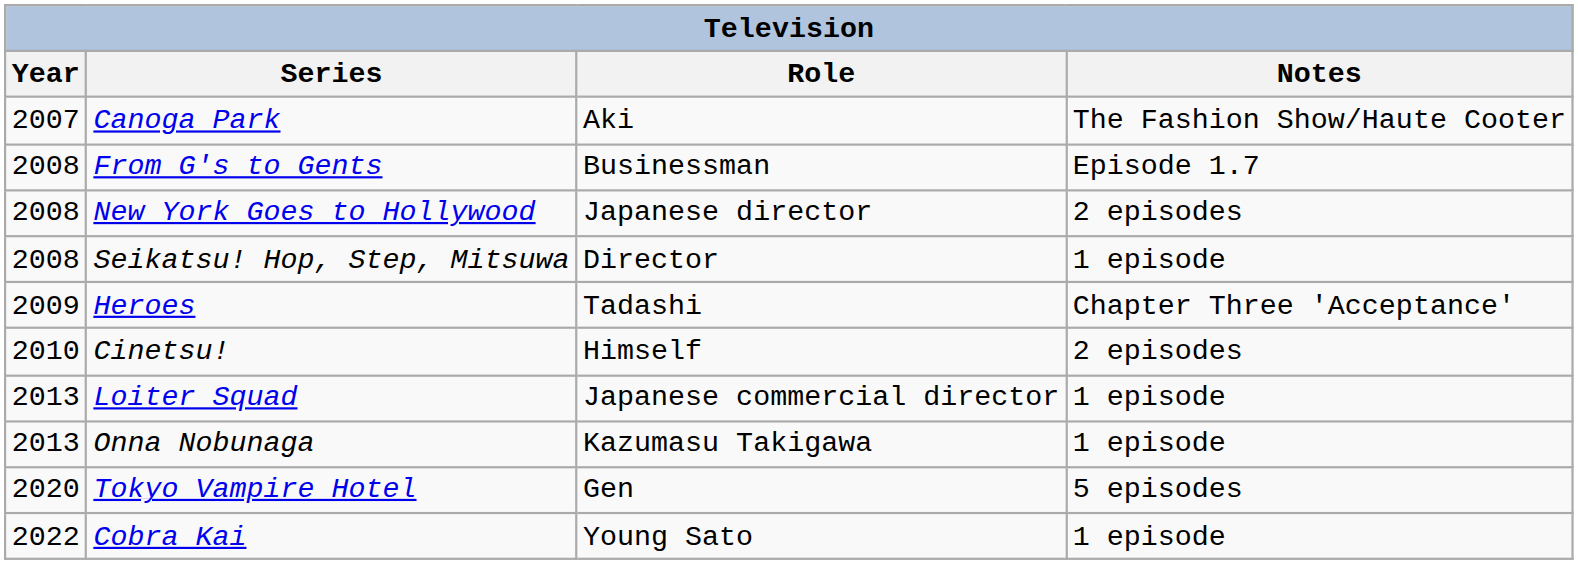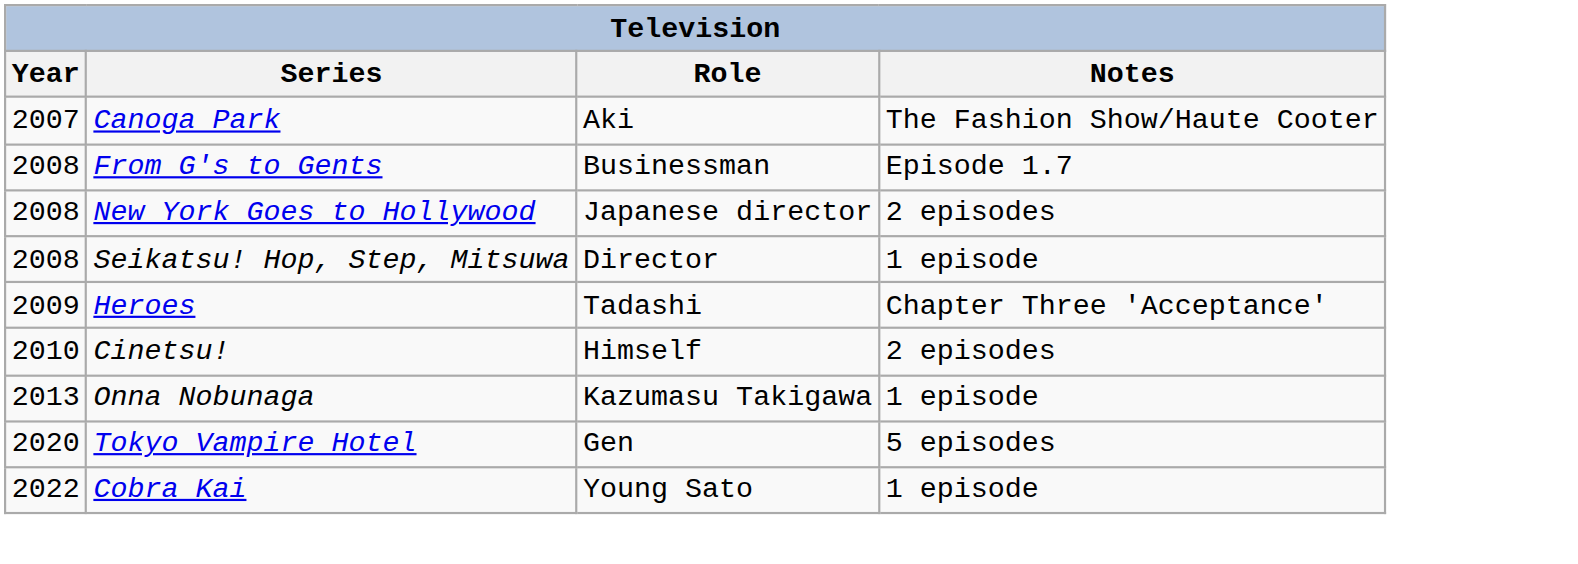- row: (195, 398)
